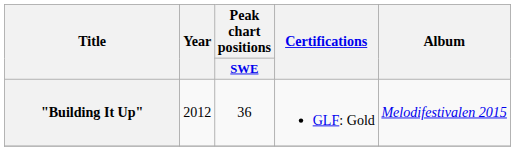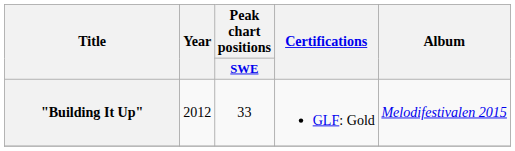(244, 112) 36 -> (244, 112) 33
